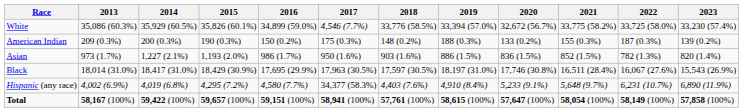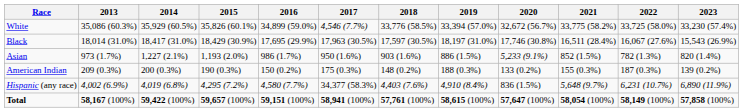rows swapped: (17, 71) <-> (37, 41)
(521, 56) 836 (1.5%) -> (524, 56) 5,233 (9.1%)
(524, 85) 5,233 (9.1%) -> (521, 85) 836 (1.5%)
